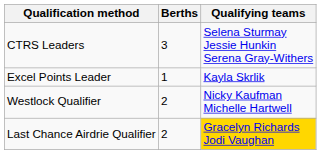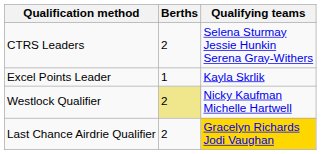(164, 45) 3 -> (164, 45) 2
(164, 102) no background -> (164, 102) khaki background
